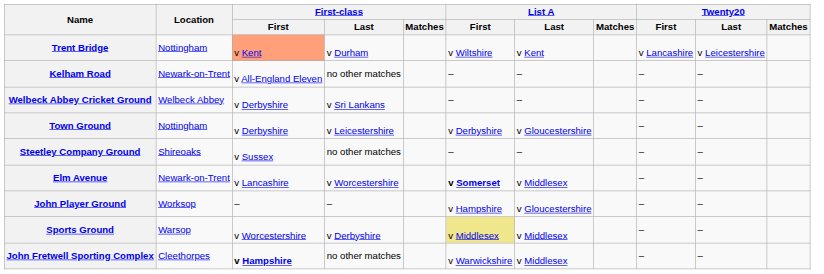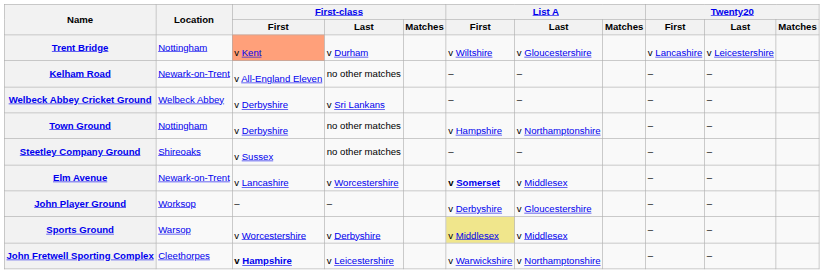(530, 53) v Kent -> (554, 53) v Gloucestershire
(360, 131) v Leicestershire -> (364, 126) no other matches
(475, 131) v Derbyshire -> (475, 131) v Hampshire
(554, 131) v Gloucestershire -> (559, 131) v Northamptonshire
(475, 209) v Hampshire -> (475, 209) v Derbyshire
(364, 256) no other matches -> (360, 261) v Leicestershire
(542, 261) v Middlesex -> (559, 261) v Northamptonshire
